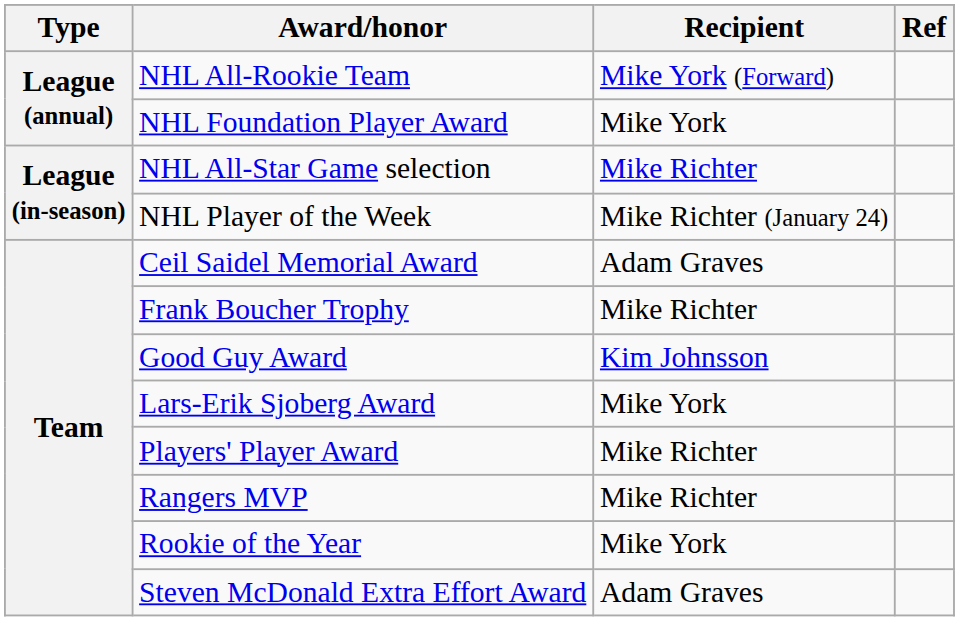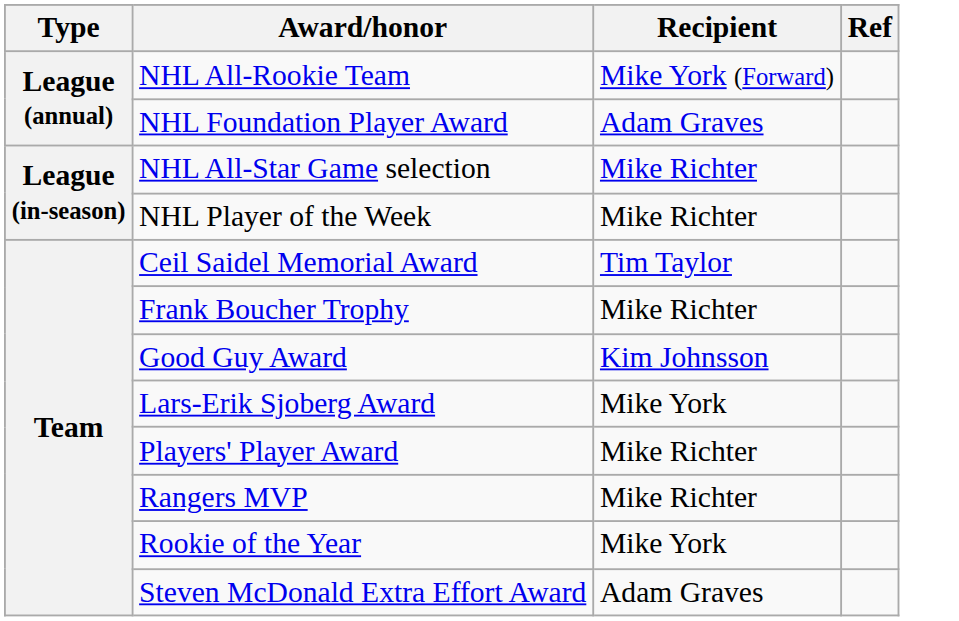(663, 121) Mike York -> (682, 121) Adam Graves
(744, 215) Mike Richter (January 24) -> (678, 215) Mike Richter
(682, 262) Adam Graves -> (666, 262) Tim Taylor
